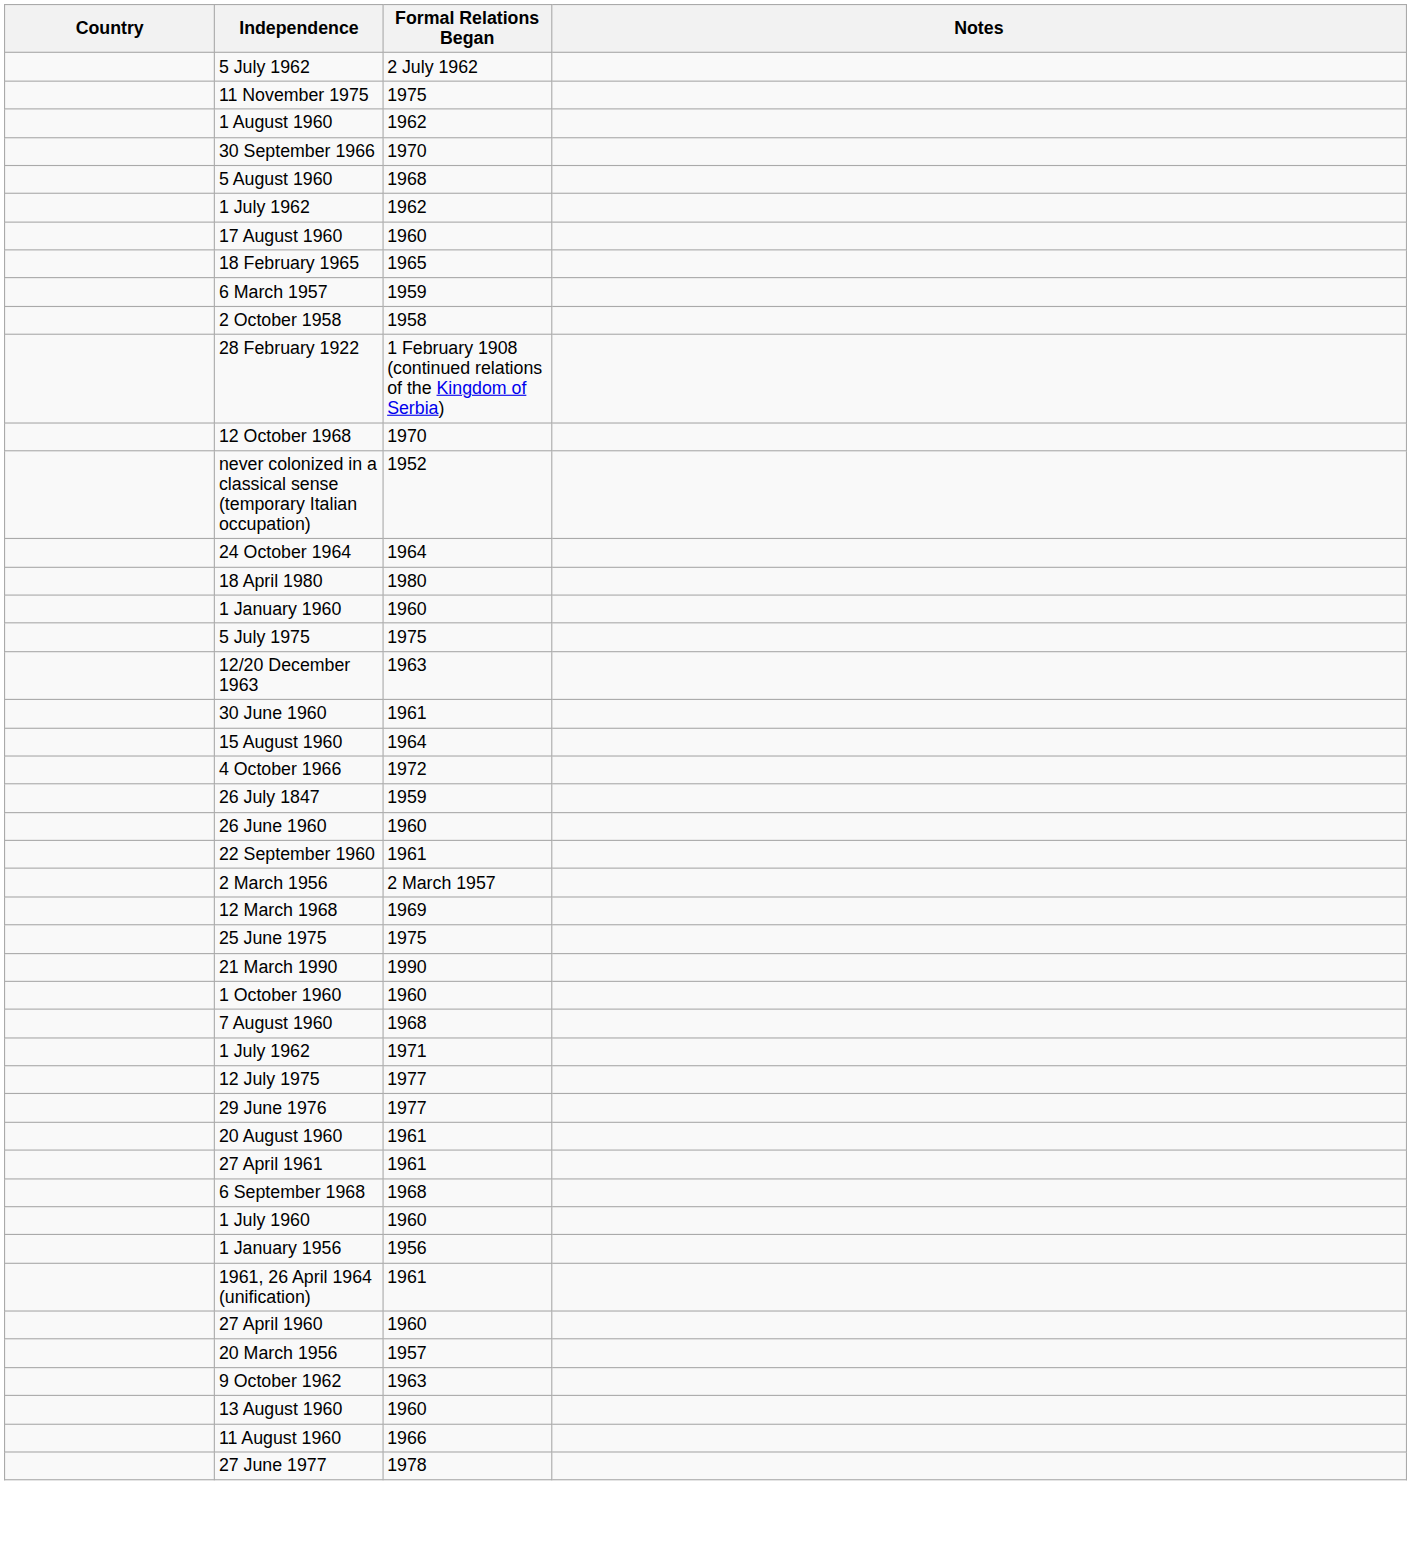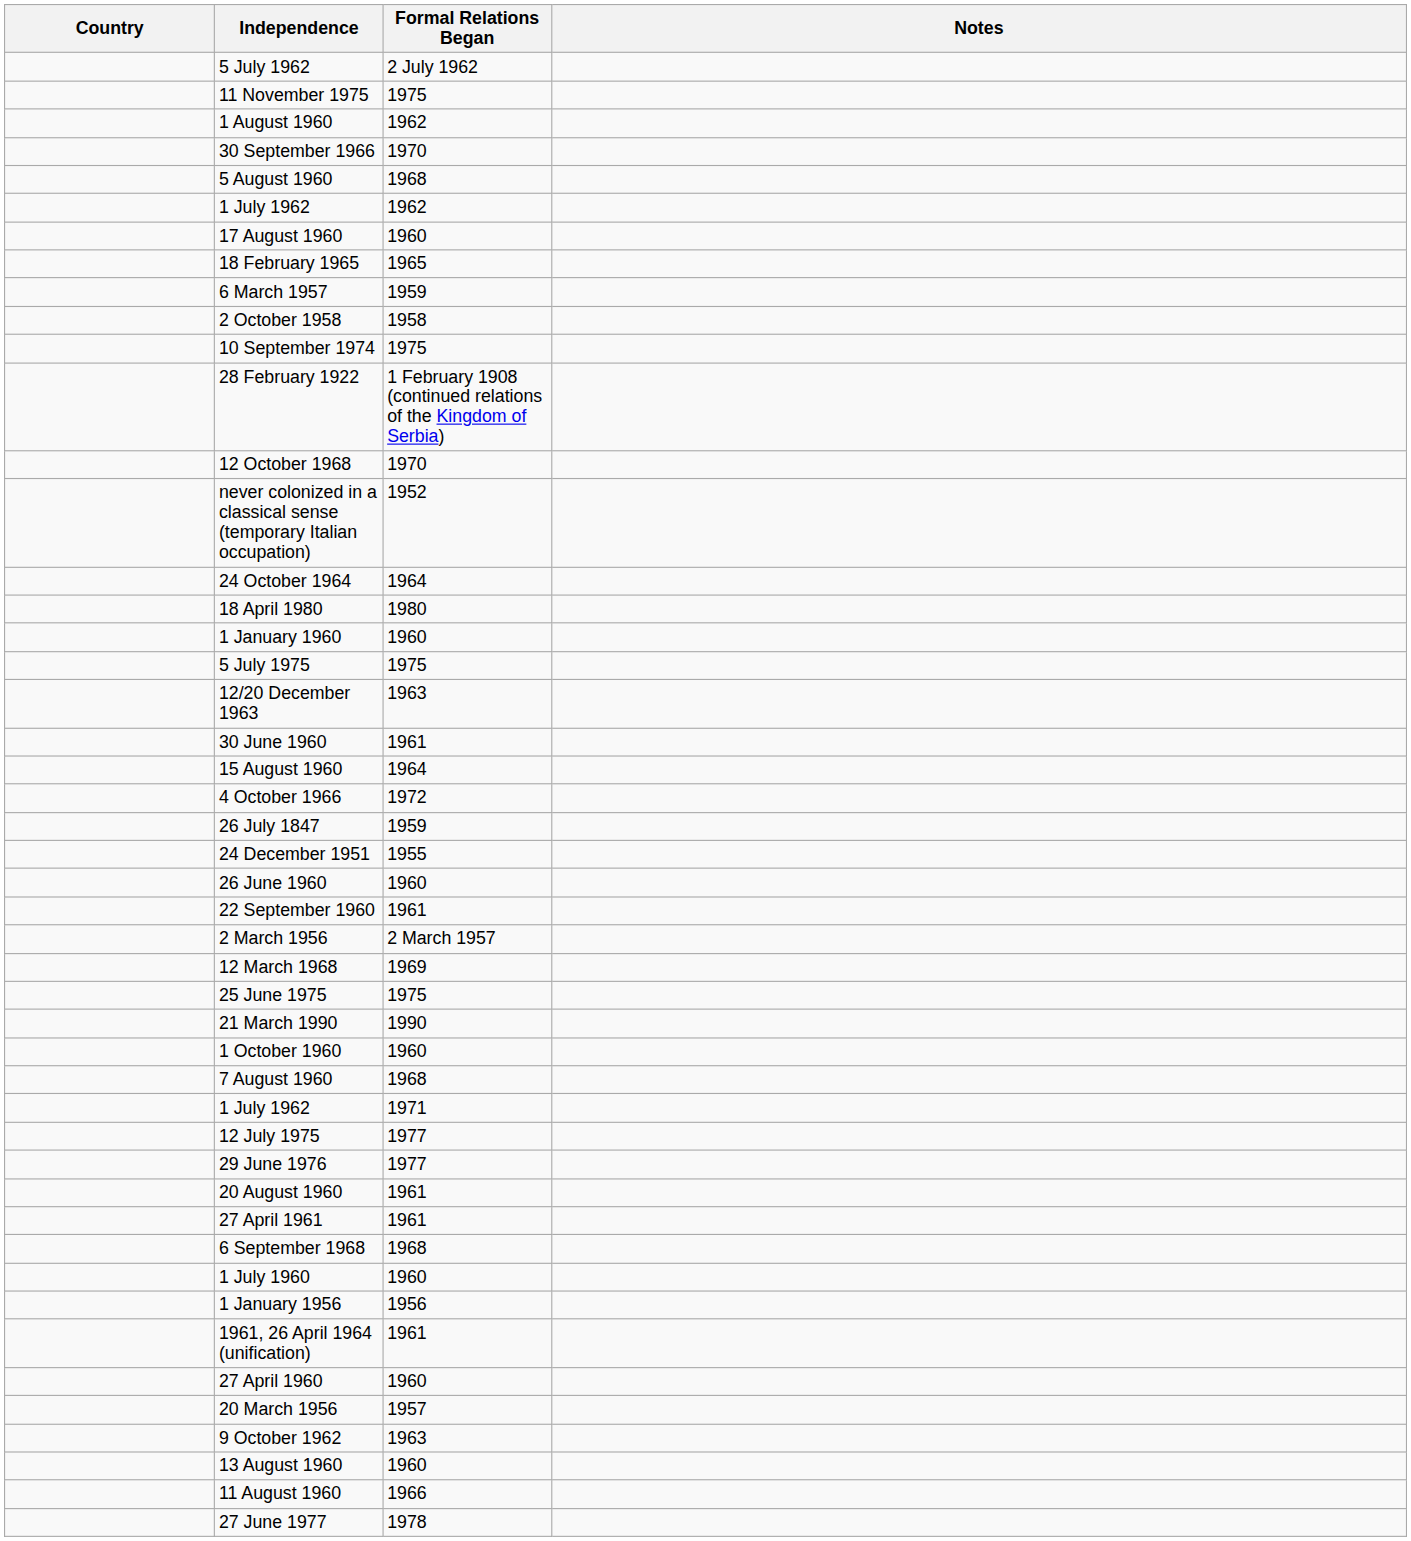+ row: (297, 348)
+ row: (294, 854)
